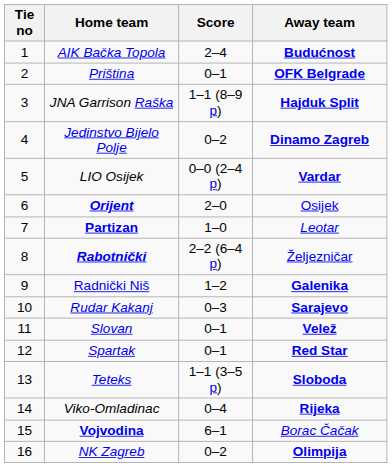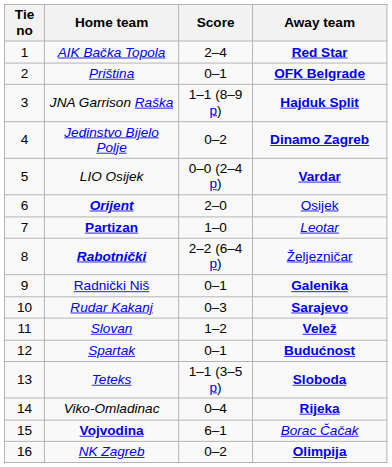(320, 52) Budućnost -> (320, 52) Red Star
(216, 285) 1–2 -> (216, 285) 0–1
(216, 329) 0–1 -> (216, 329) 1–2
(320, 350) Red Star -> (320, 350) Budućnost
